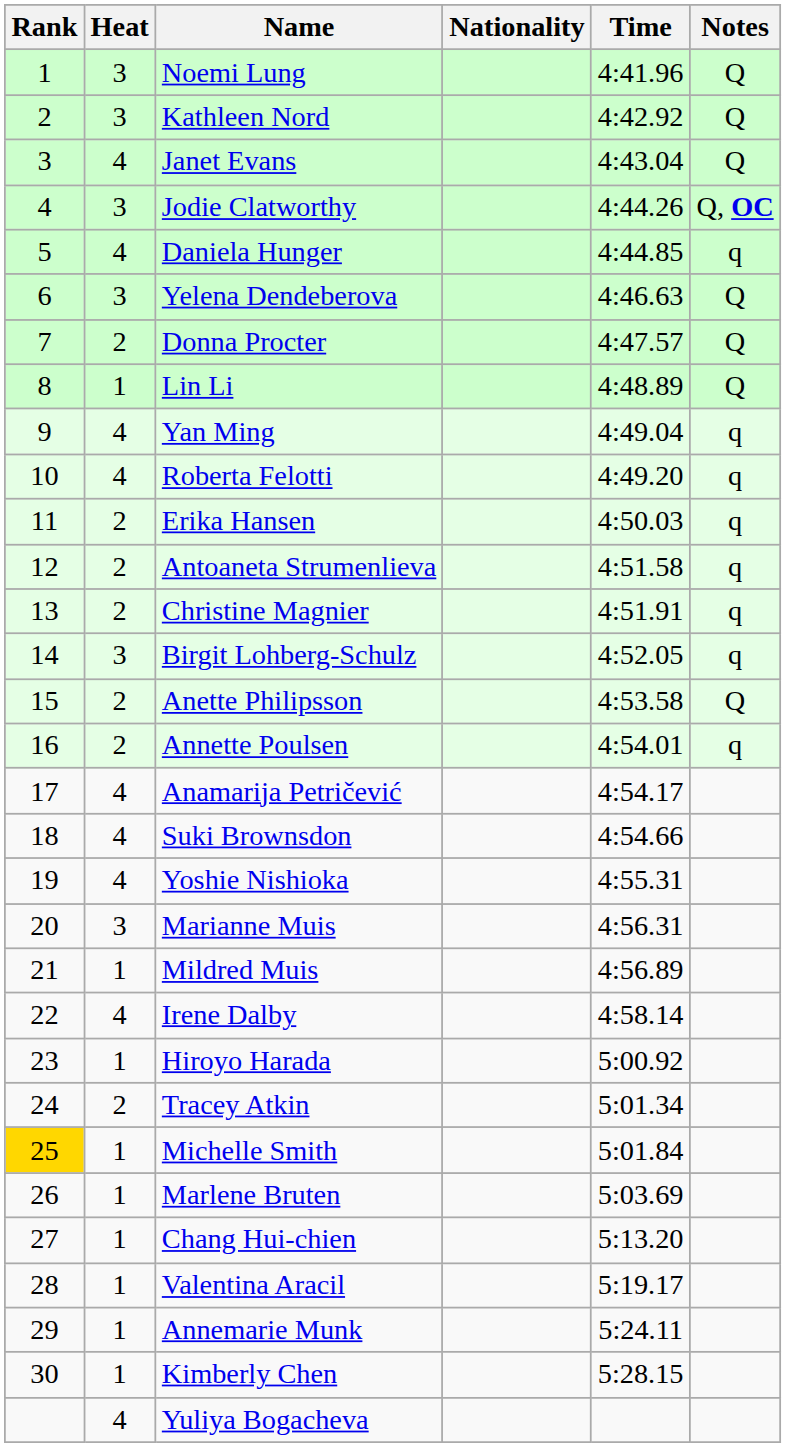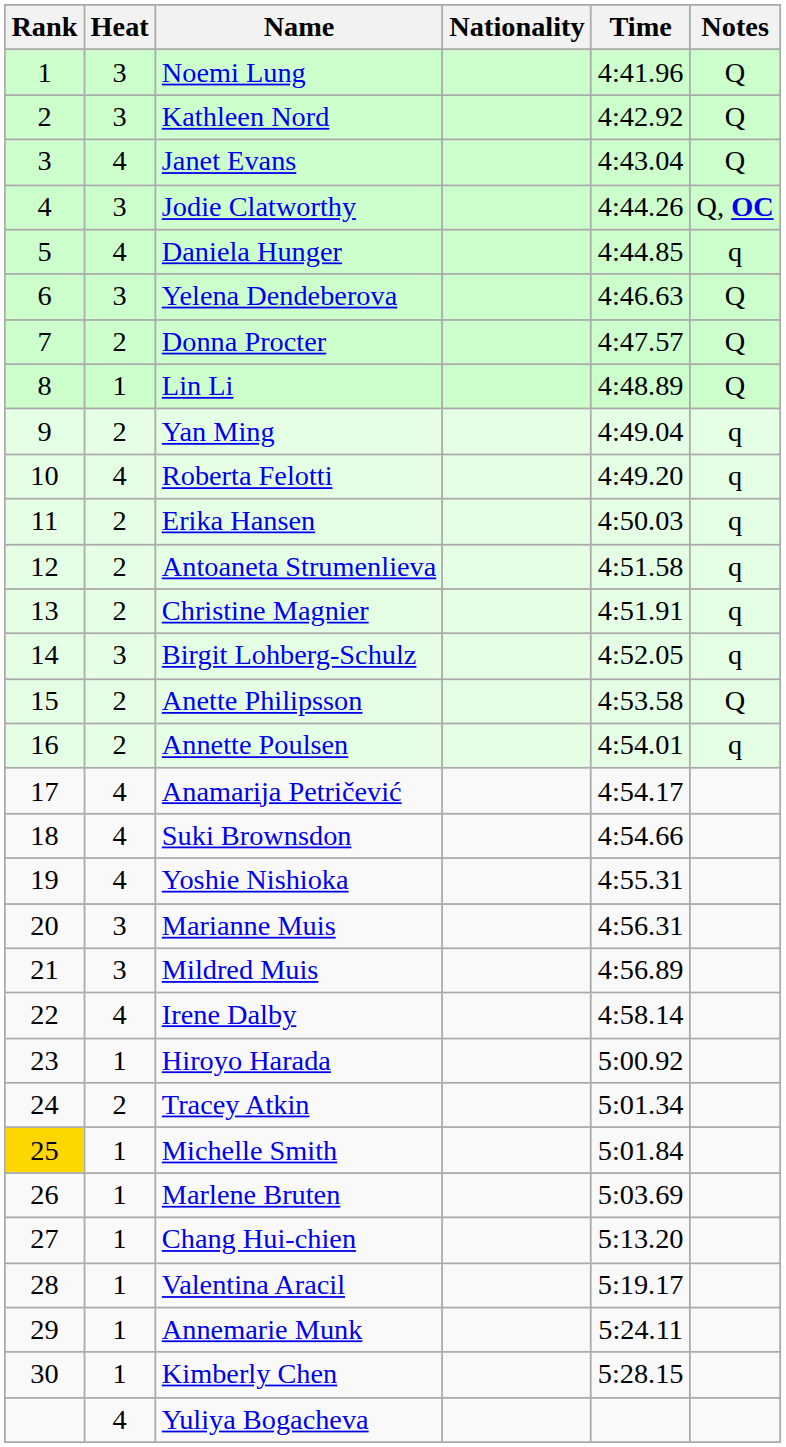(120, 431) 4 -> (120, 431) 2
(120, 970) 1 -> (120, 970) 3
